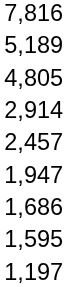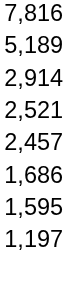- row: (34, 78)
+ row: (34, 110)
- row: (34, 175)
